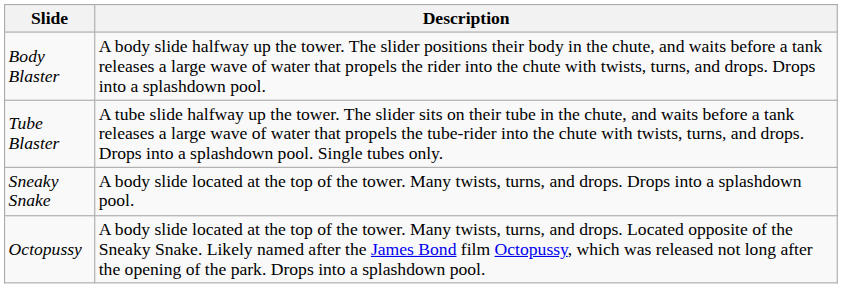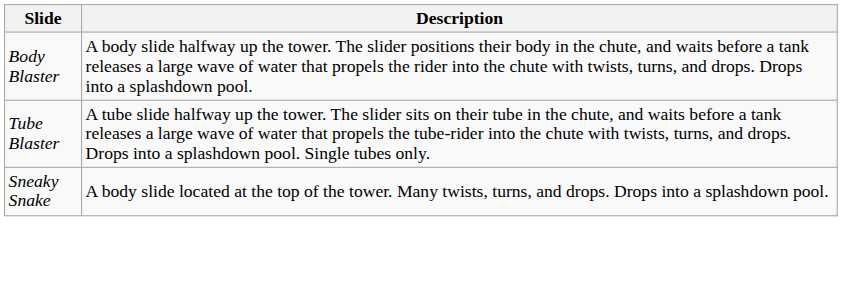- row: (45, 248)
